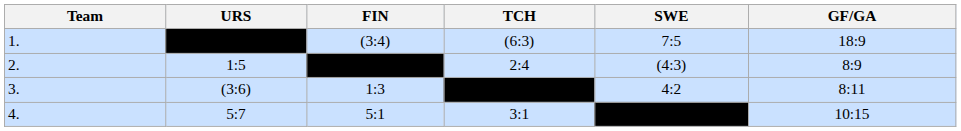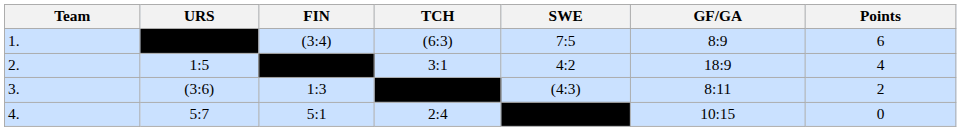+ column: (880, 16)
(852, 41) 18:9 -> (718, 41) 8:9
(519, 65) 2:4 -> (438, 65) 3:1
(671, 65) (4:3) -> (566, 65) 4:2
(852, 65) 8:9 -> (718, 65) 18:9
(671, 89) 4:2 -> (566, 89) (4:3)
(519, 114) 3:1 -> (438, 114) 2:4
